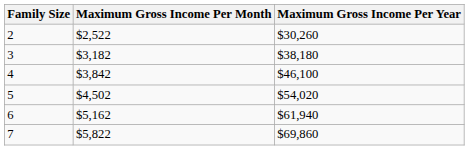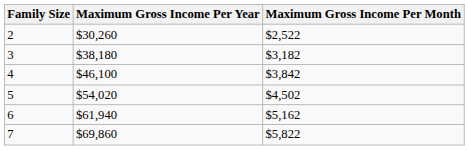columns swapped: (174, 14) <-> (369, 14)
